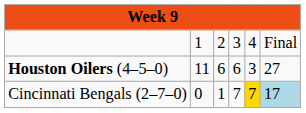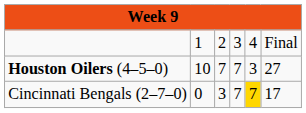(202, 68) 11 -> (202, 68) 10
(221, 68) 6 -> (222, 68) 7
(237, 68) 6 -> (237, 68) 7
(221, 94) 1 -> (222, 94) 3
(272, 94) lightblue background -> (273, 94) no background
